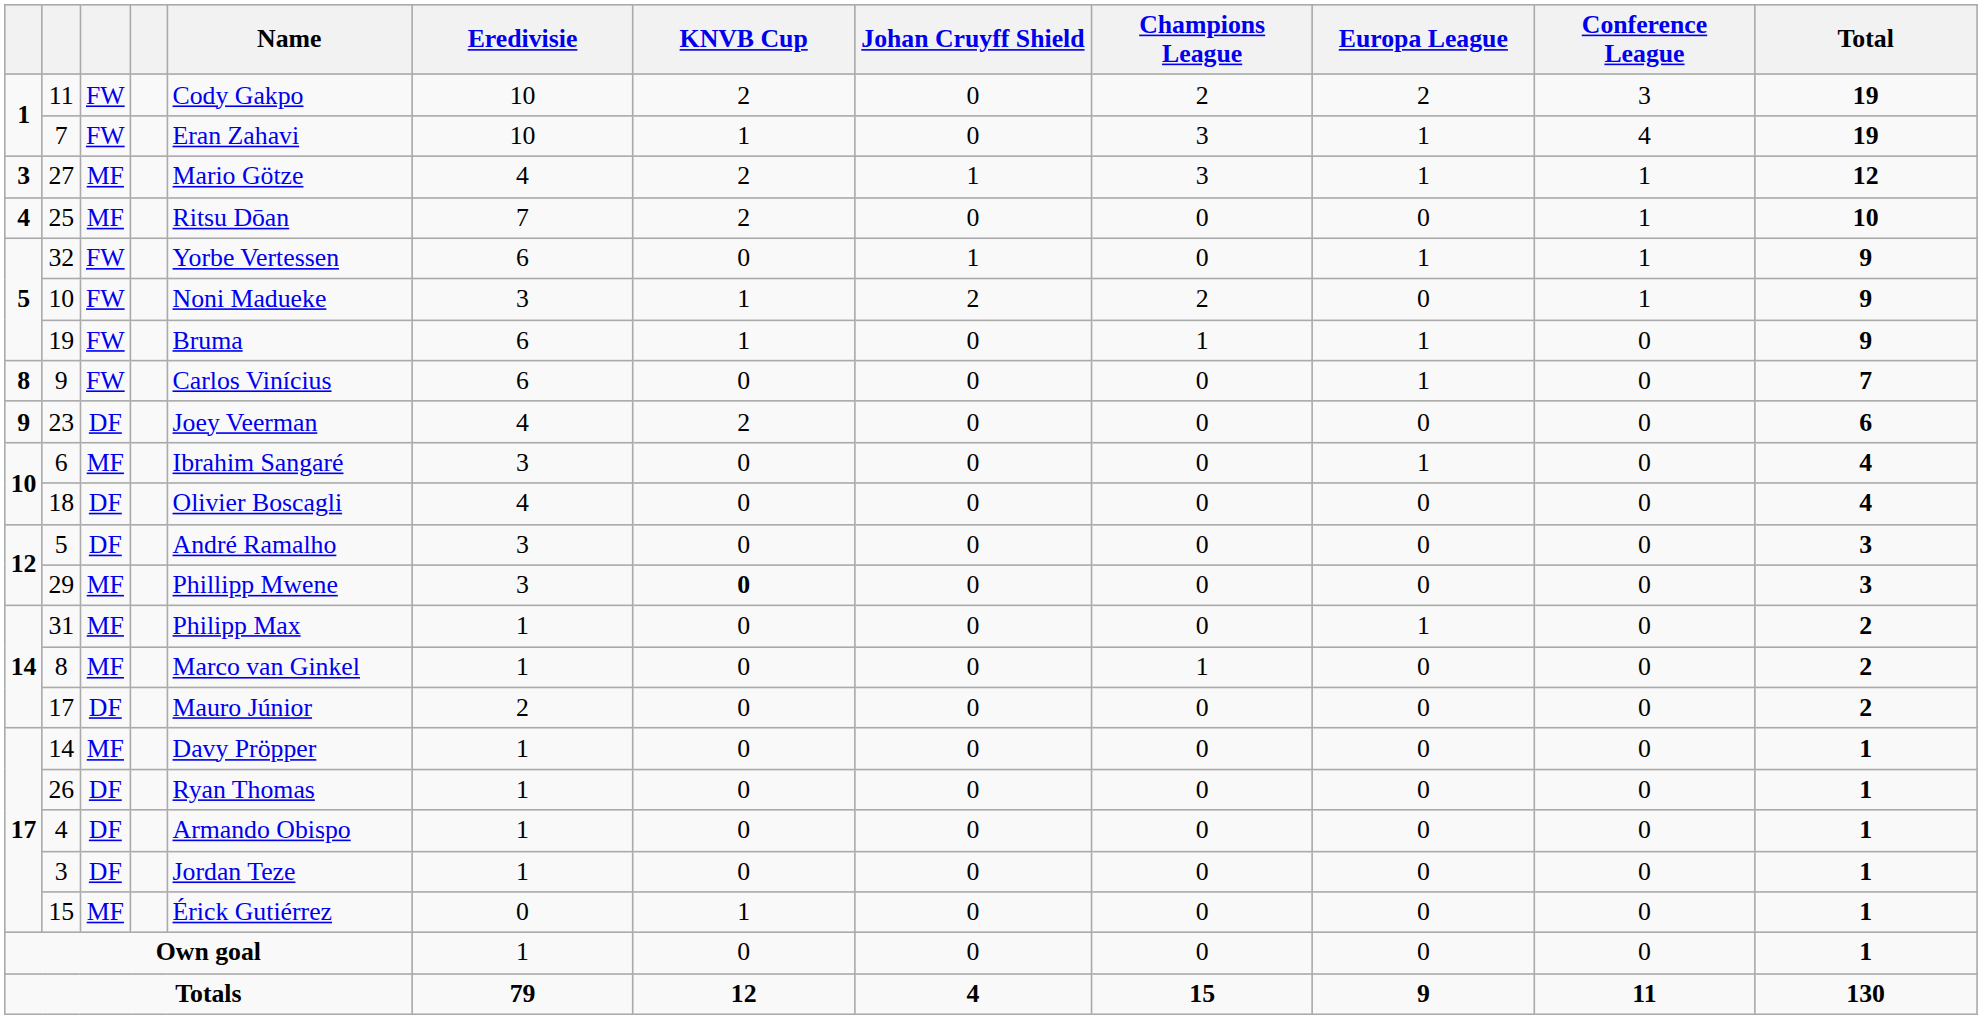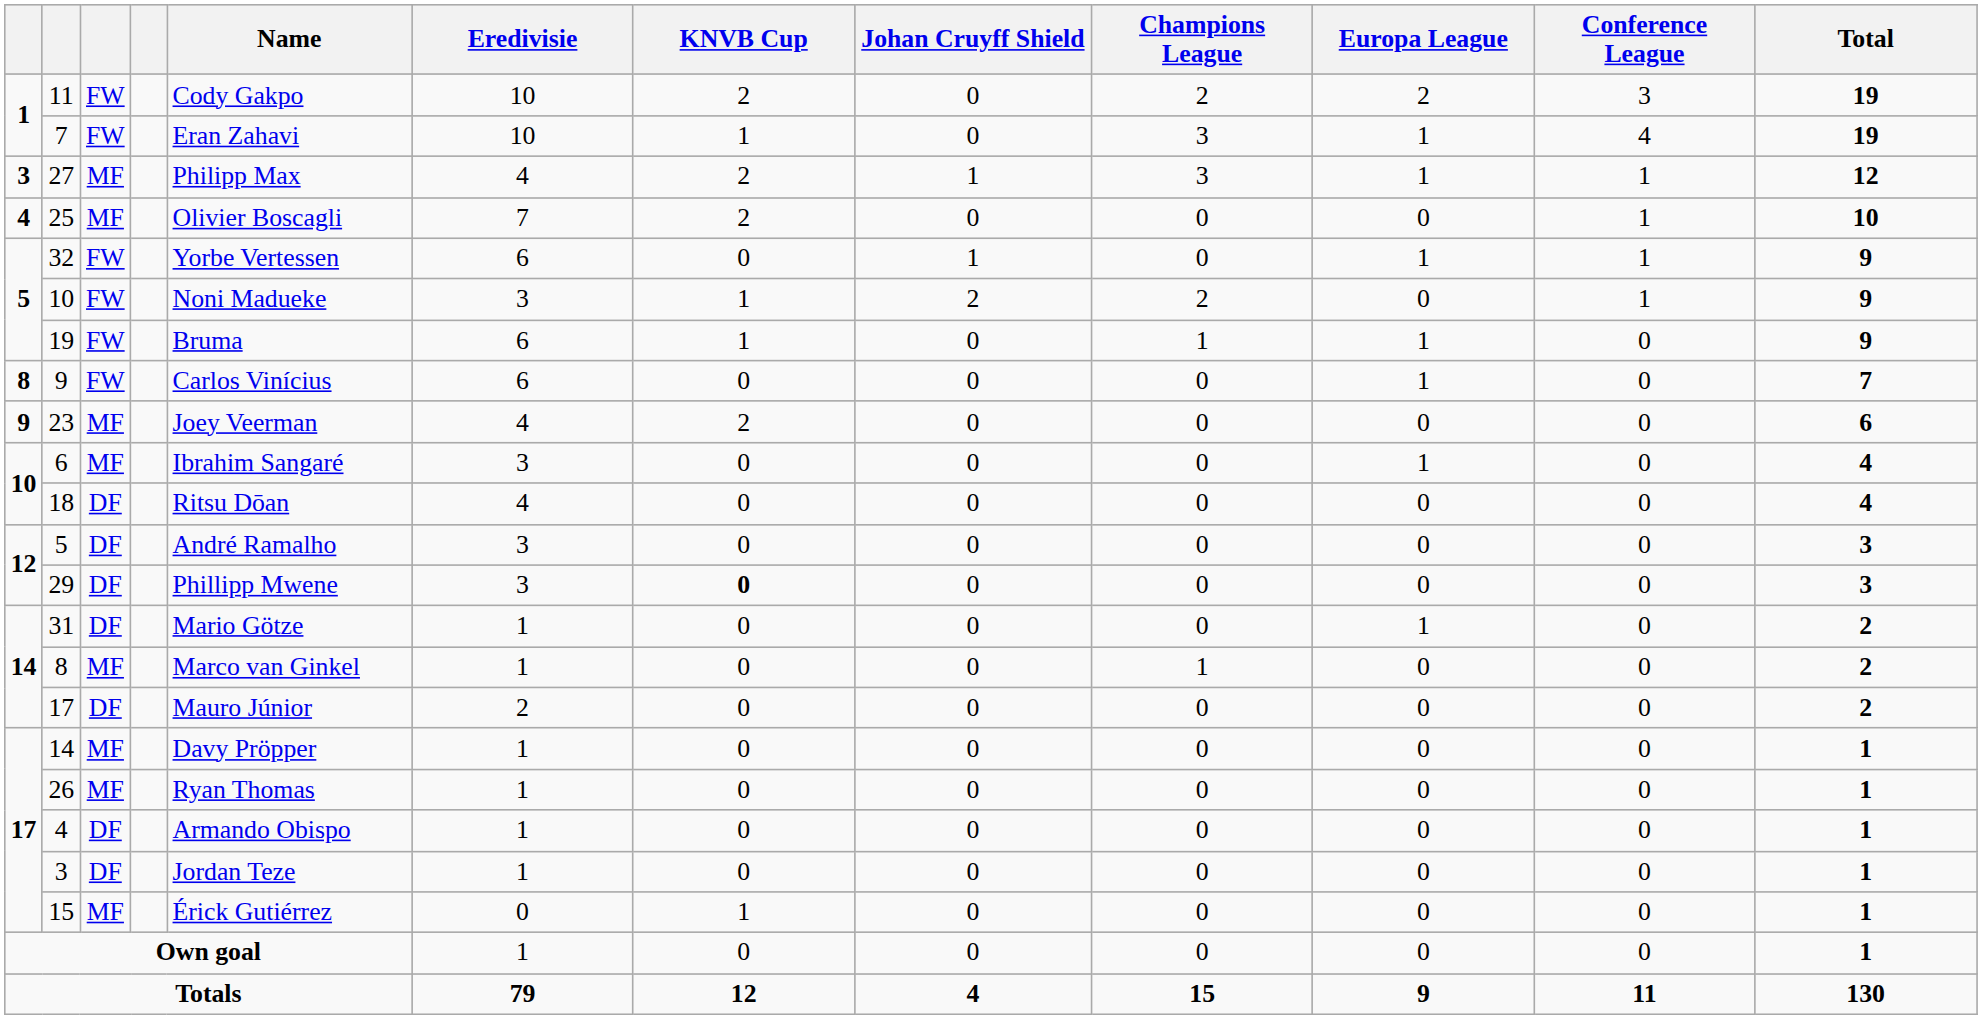(238, 176) Mario Götze -> (237, 176) Philipp Max
(231, 217) Ritsu Dōan -> (257, 217) Olivier Boscagli
(105, 421) DF -> (105, 421) MF
(257, 503) Olivier Boscagli -> (231, 503) Ritsu Dōan
(105, 585) MF -> (105, 585) DF
(105, 625) MF -> (105, 625) DF
(237, 625) Philipp Max -> (238, 625) Mario Götze
(105, 789) DF -> (105, 789) MF
